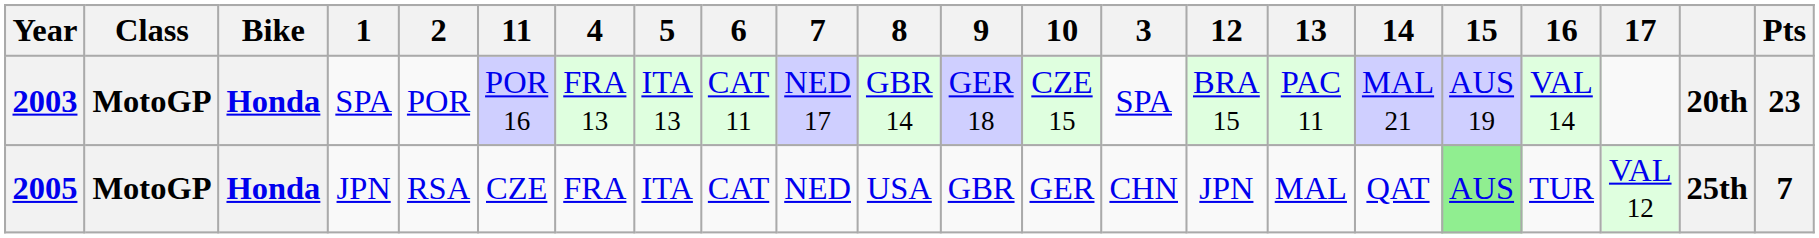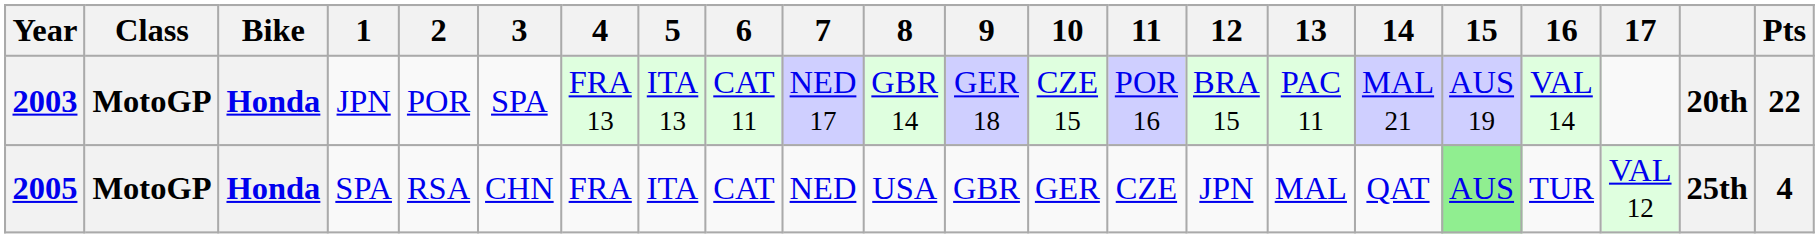columns swapped: (1144, 30) <-> (517, 30)
(364, 100) SPA -> (364, 100) JPN
(1785, 100) 23 -> (1785, 100) 22
(364, 188) JPN -> (364, 188) SPA
(1785, 188) 7 -> (1785, 188) 4
